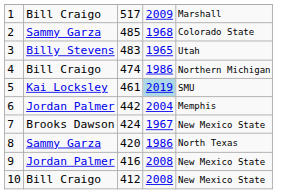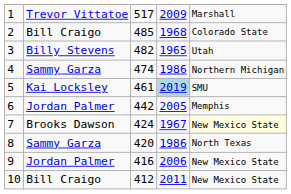(64, 14) Bill Craigo -> (77, 14) Trevor Vittatoe
(64, 32) Sammy Garza -> (64, 32) Bill Craigo
(130, 51) 483 -> (144, 51) 482
(64, 69) Bill Craigo -> (64, 69) Sammy Garza
(159, 106) 2004 -> (173, 106) 2005
(222, 124) no background -> (235, 124) lightyellow background
(159, 161) 2008 -> (173, 161) 2006
(159, 180) 2008 -> (173, 180) 2011
